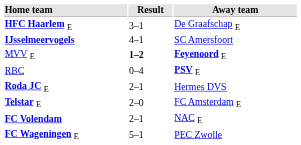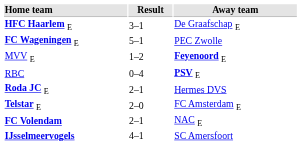rows swapped: (40, 40) <-> (42, 135)
(136, 55) bold -> (136, 57) normal
